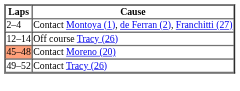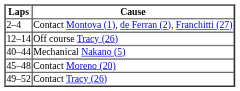+ row: (79, 52)
(19, 52) lightsalmon background -> (19, 65) no background
